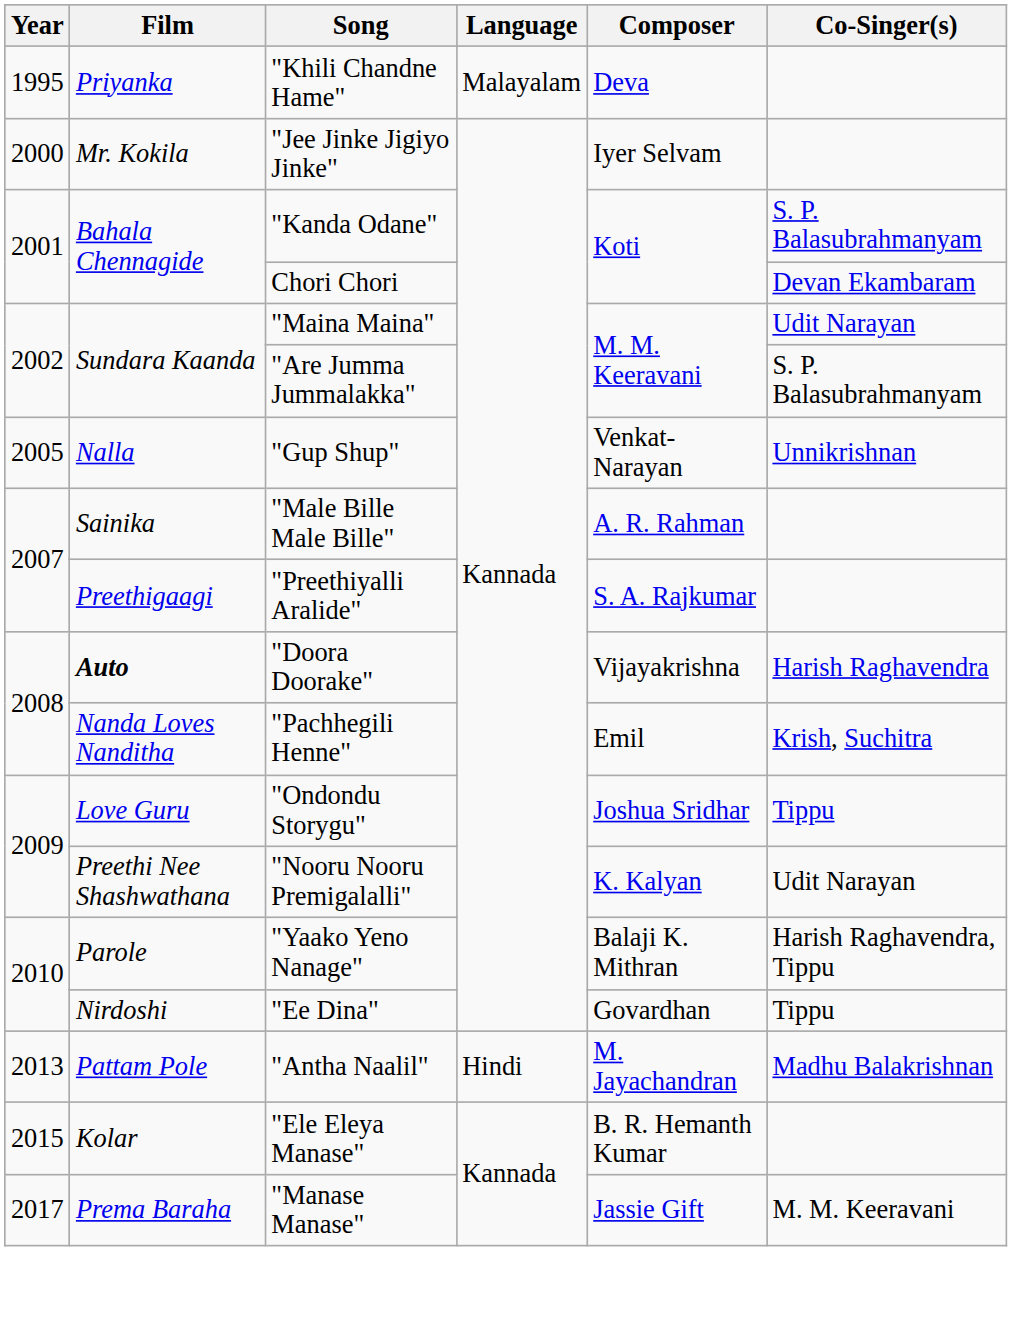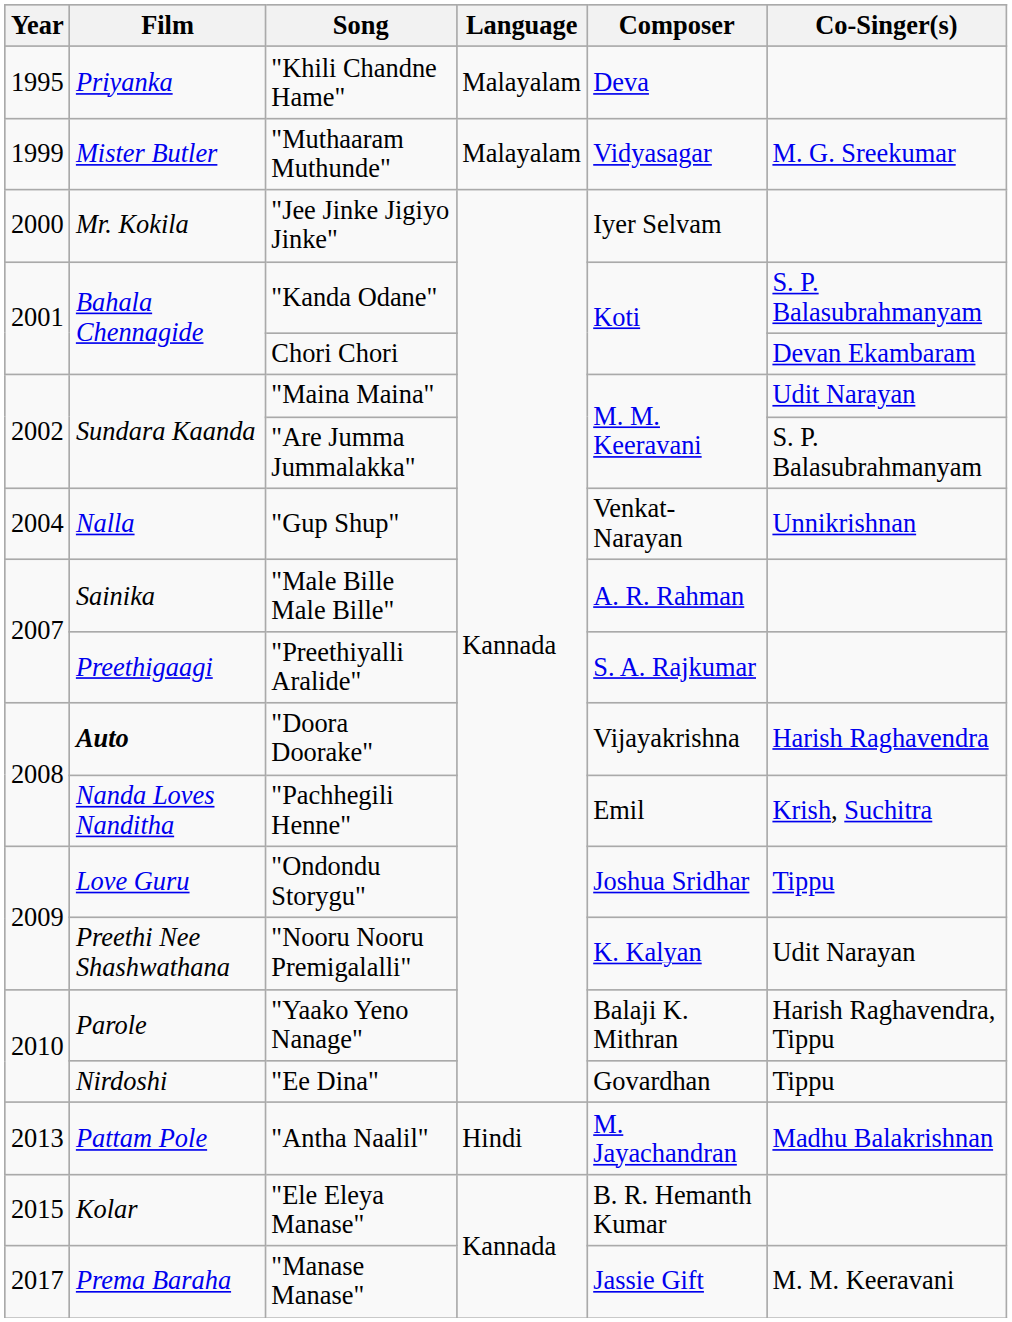+ row: (338, 153)
(37, 452) 2005 -> (37, 523) 2004
